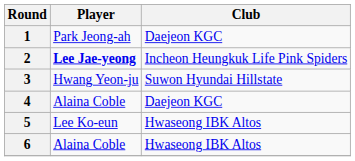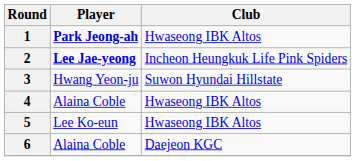(92, 36) normal -> (96, 36) bold
(184, 36) Daejeon KGC -> (203, 36) Hwaseong IBK Altos
(184, 101) Daejeon KGC -> (203, 101) Hwaseong IBK Altos
(203, 144) Hwaseong IBK Altos -> (184, 144) Daejeon KGC
